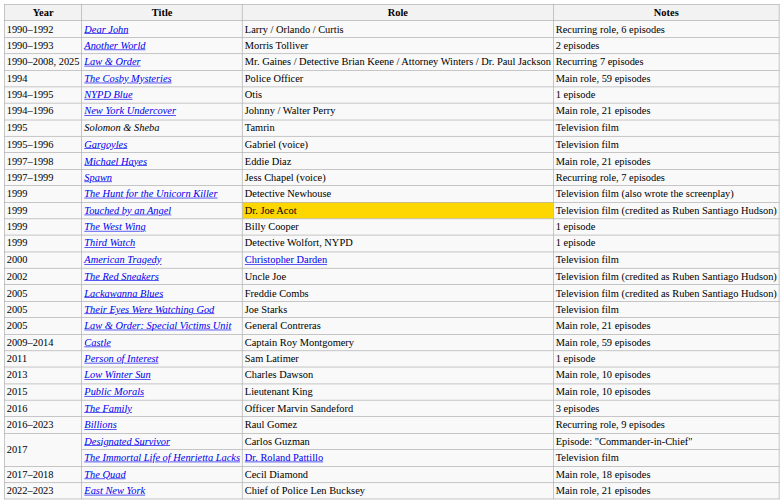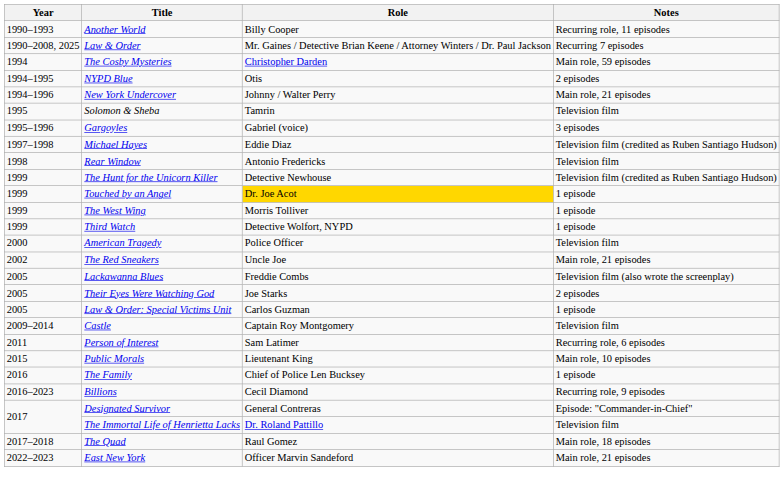- row: (106, 29)
(277, 45) Morris Tolliver -> (272, 29) Billy Cooper
(578, 45) 2 episodes -> (613, 29) Recurring role, 11 episodes
(274, 78) Police Officer -> (286, 62) Christopher Darden
(576, 95) 1 episode -> (578, 78) 2 episodes
(587, 144) Television film -> (578, 128) 3 episodes
(603, 161) Main role, 21 episodes -> (666, 144) Television film (credited as Ruben Santiago Hudson)
- row: (98, 177)
+ row: (112, 161)
(645, 194) Television film (also wrote the screenplay) -> (666, 177) Television film (credited as Ruben Santiago Hudson)
(666, 210) Television film (credited as Ruben Santiago Hudson) -> (576, 194) 1 episode
(272, 227) Billy Cooper -> (277, 210) Morris Tolliver
(286, 260) Christopher Darden -> (274, 243) Police Officer
(666, 276) Television film (credited as Ruben Santiago Hudson) -> (603, 260) Main role, 21 episodes
(666, 293) Television film (credited as Ruben Santiago Hudson) -> (645, 276) Television film (also wrote the screenplay)
(587, 309) Television film -> (578, 293) 2 episodes
(283, 326) General Contreras -> (277, 309) Carlos Guzman
(603, 326) Main role, 21 episodes -> (576, 309) 1 episode
(603, 342) Main role, 59 episodes -> (587, 326) Television film
(576, 359) 1 episode -> (610, 342) Recurring role, 6 episodes
- row: (118, 375)
(299, 408) Officer Marvin Sandeford -> (305, 375) Chief of Police Len Bucksey
(578, 408) 3 episodes -> (576, 375) 1 episode
(271, 425) Raul Gomez -> (276, 392) Cecil Diamond
(277, 441) Carlos Guzman -> (283, 408) General Contreras
(276, 474) Cecil Diamond -> (271, 441) Raul Gomez
(305, 491) Chief of Police Len Bucksey -> (299, 458) Officer Marvin Sandeford
